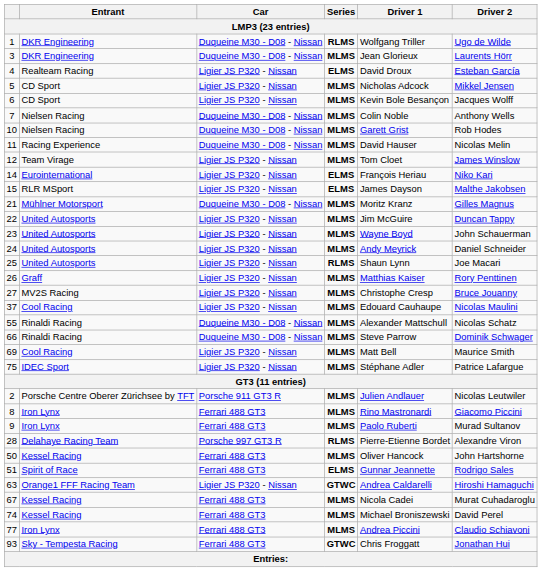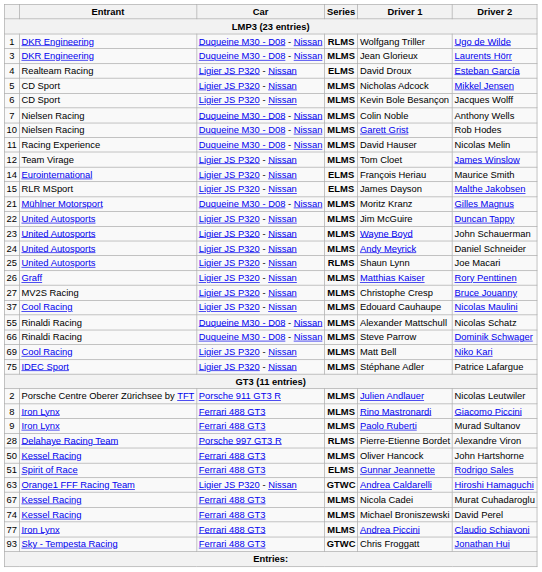(474, 174) Niko Kari -> (485, 174) Maurice Smith
(485, 352) Maurice Smith -> (474, 352) Niko Kari
